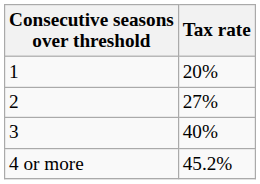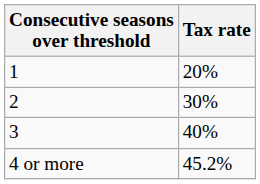(200, 102) 27% -> (200, 102) 30%
